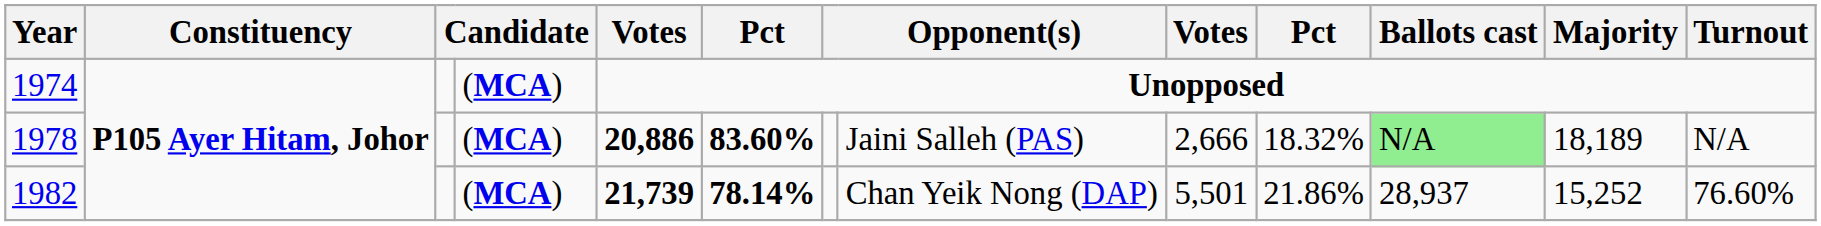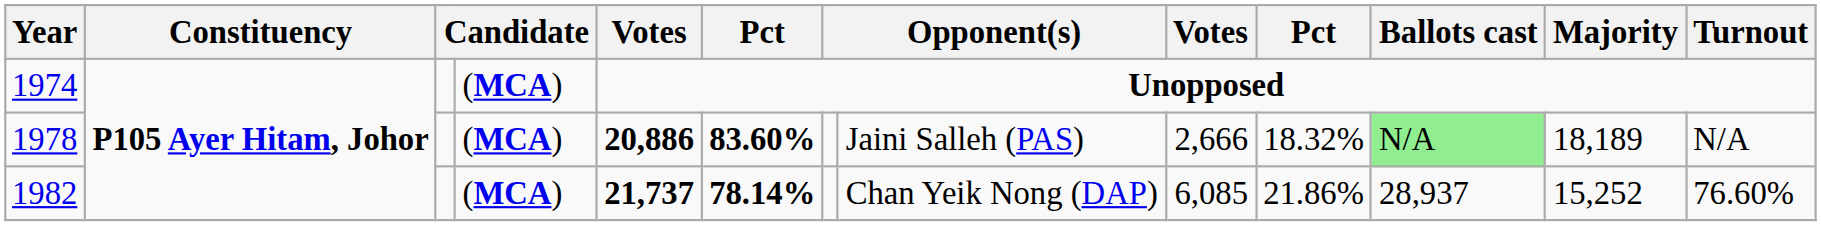(649, 193) 21,739 -> (649, 193) 21,737
(1211, 193) 5,501 -> (1211, 193) 6,085
